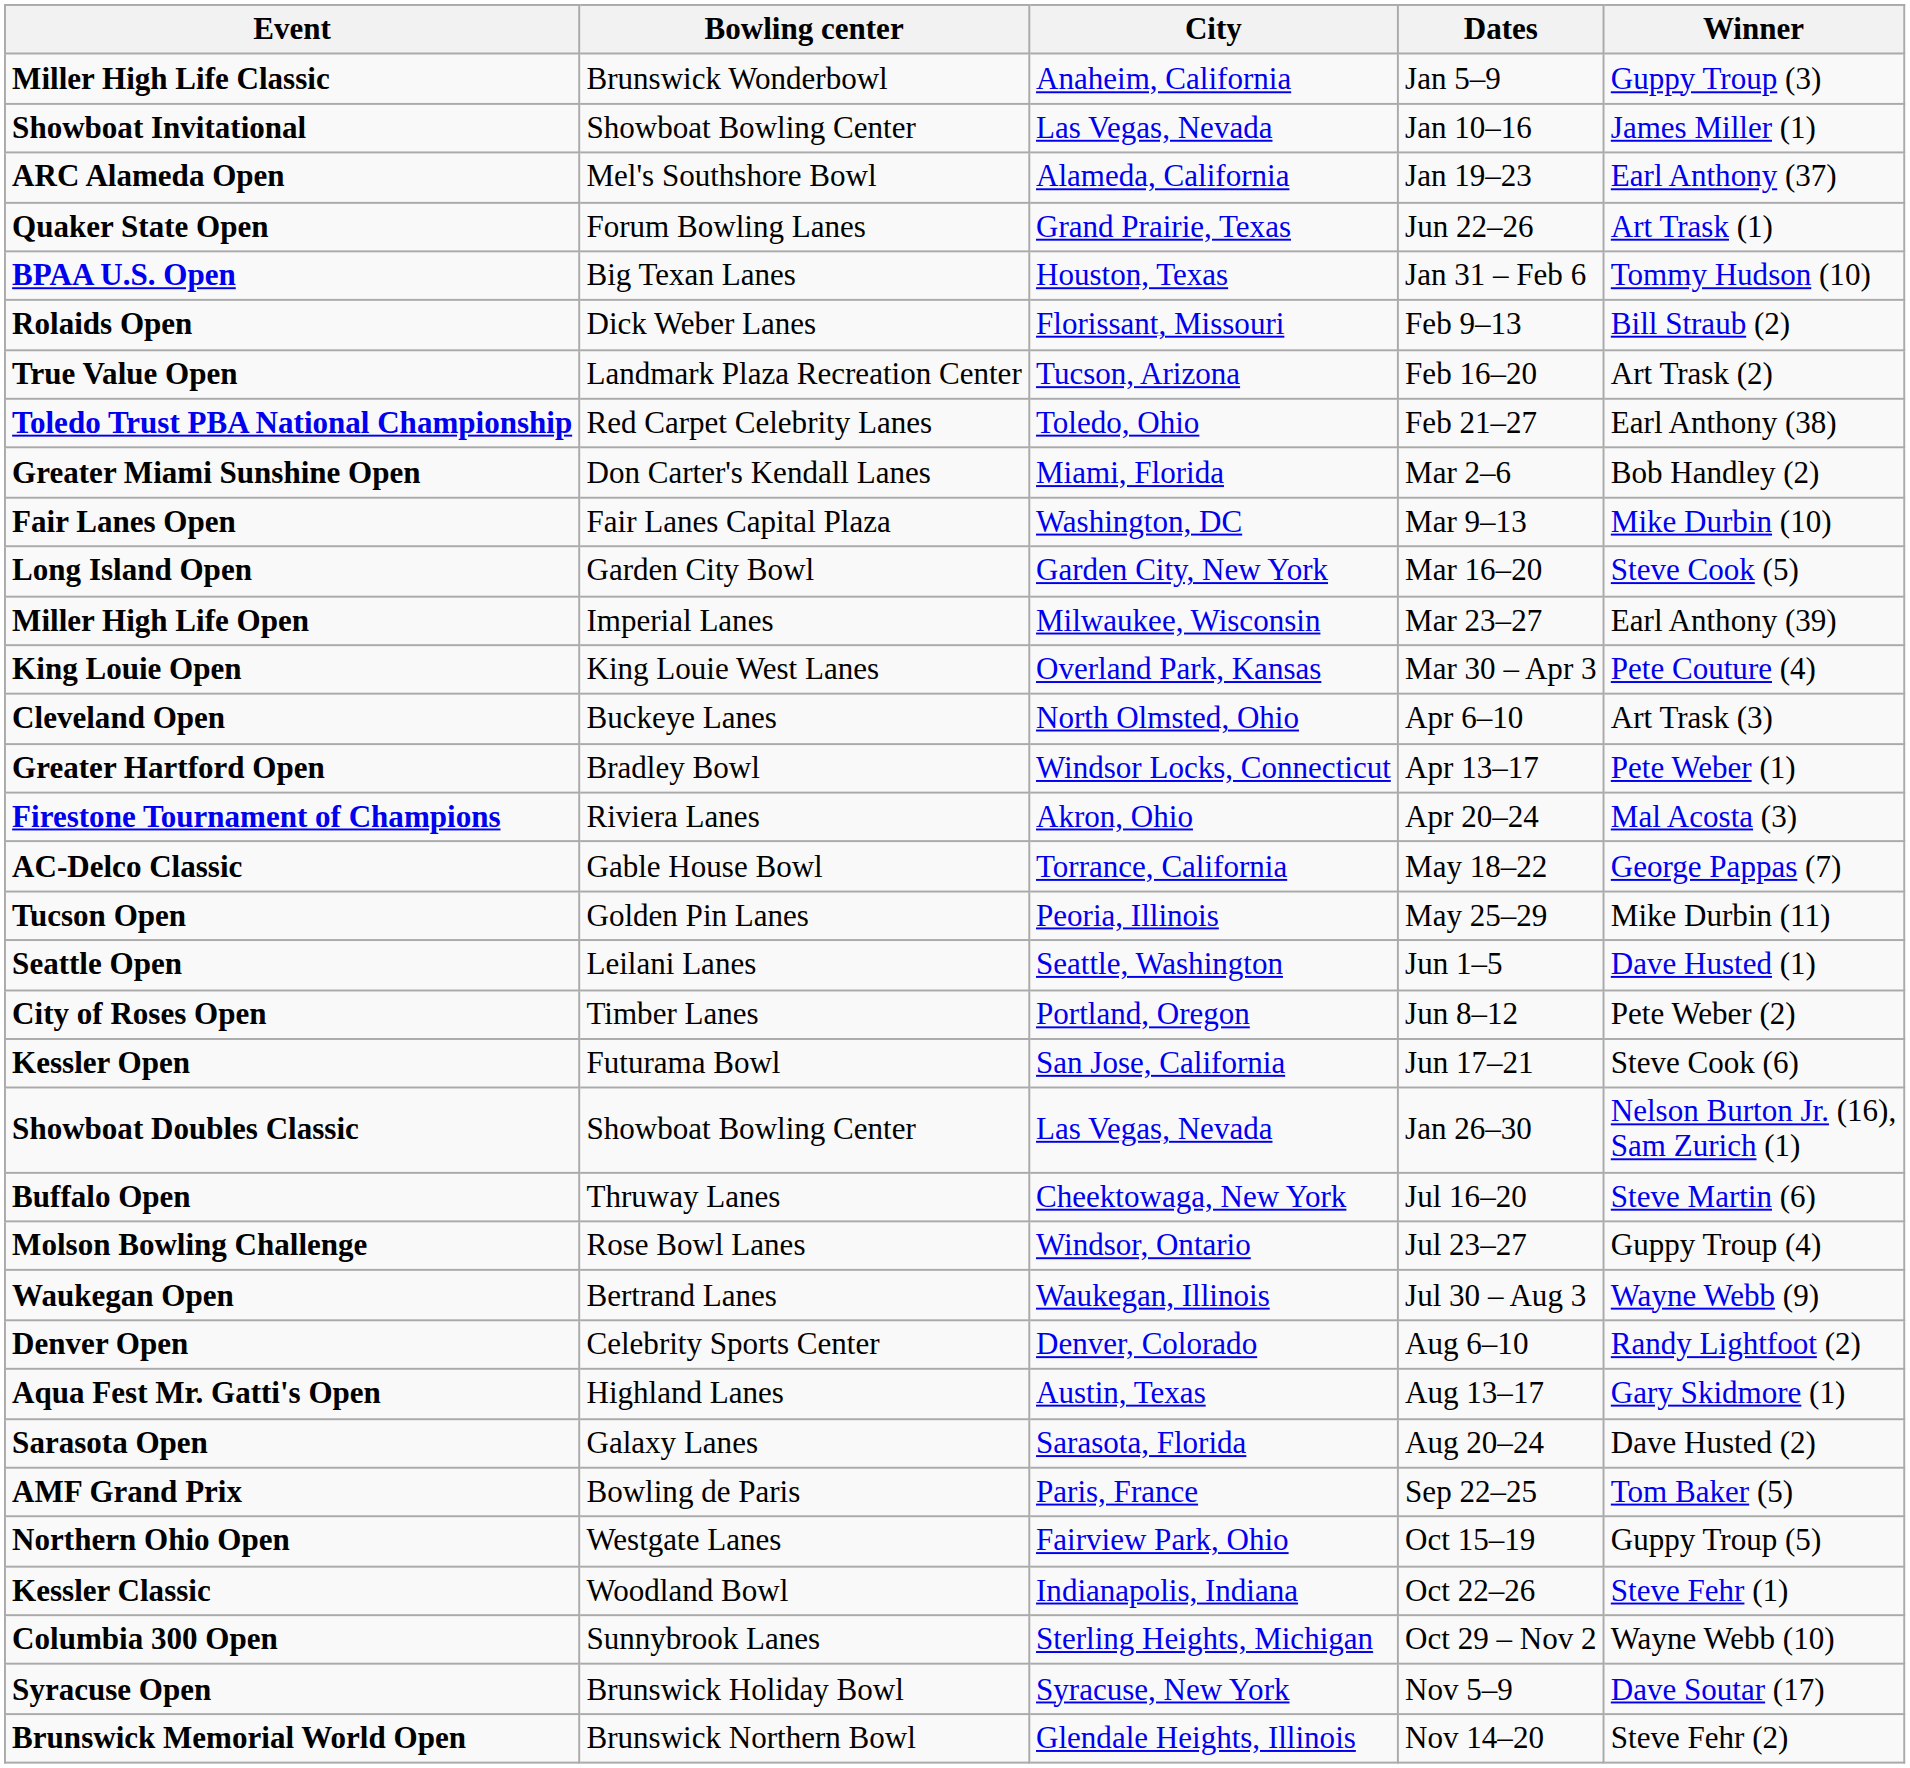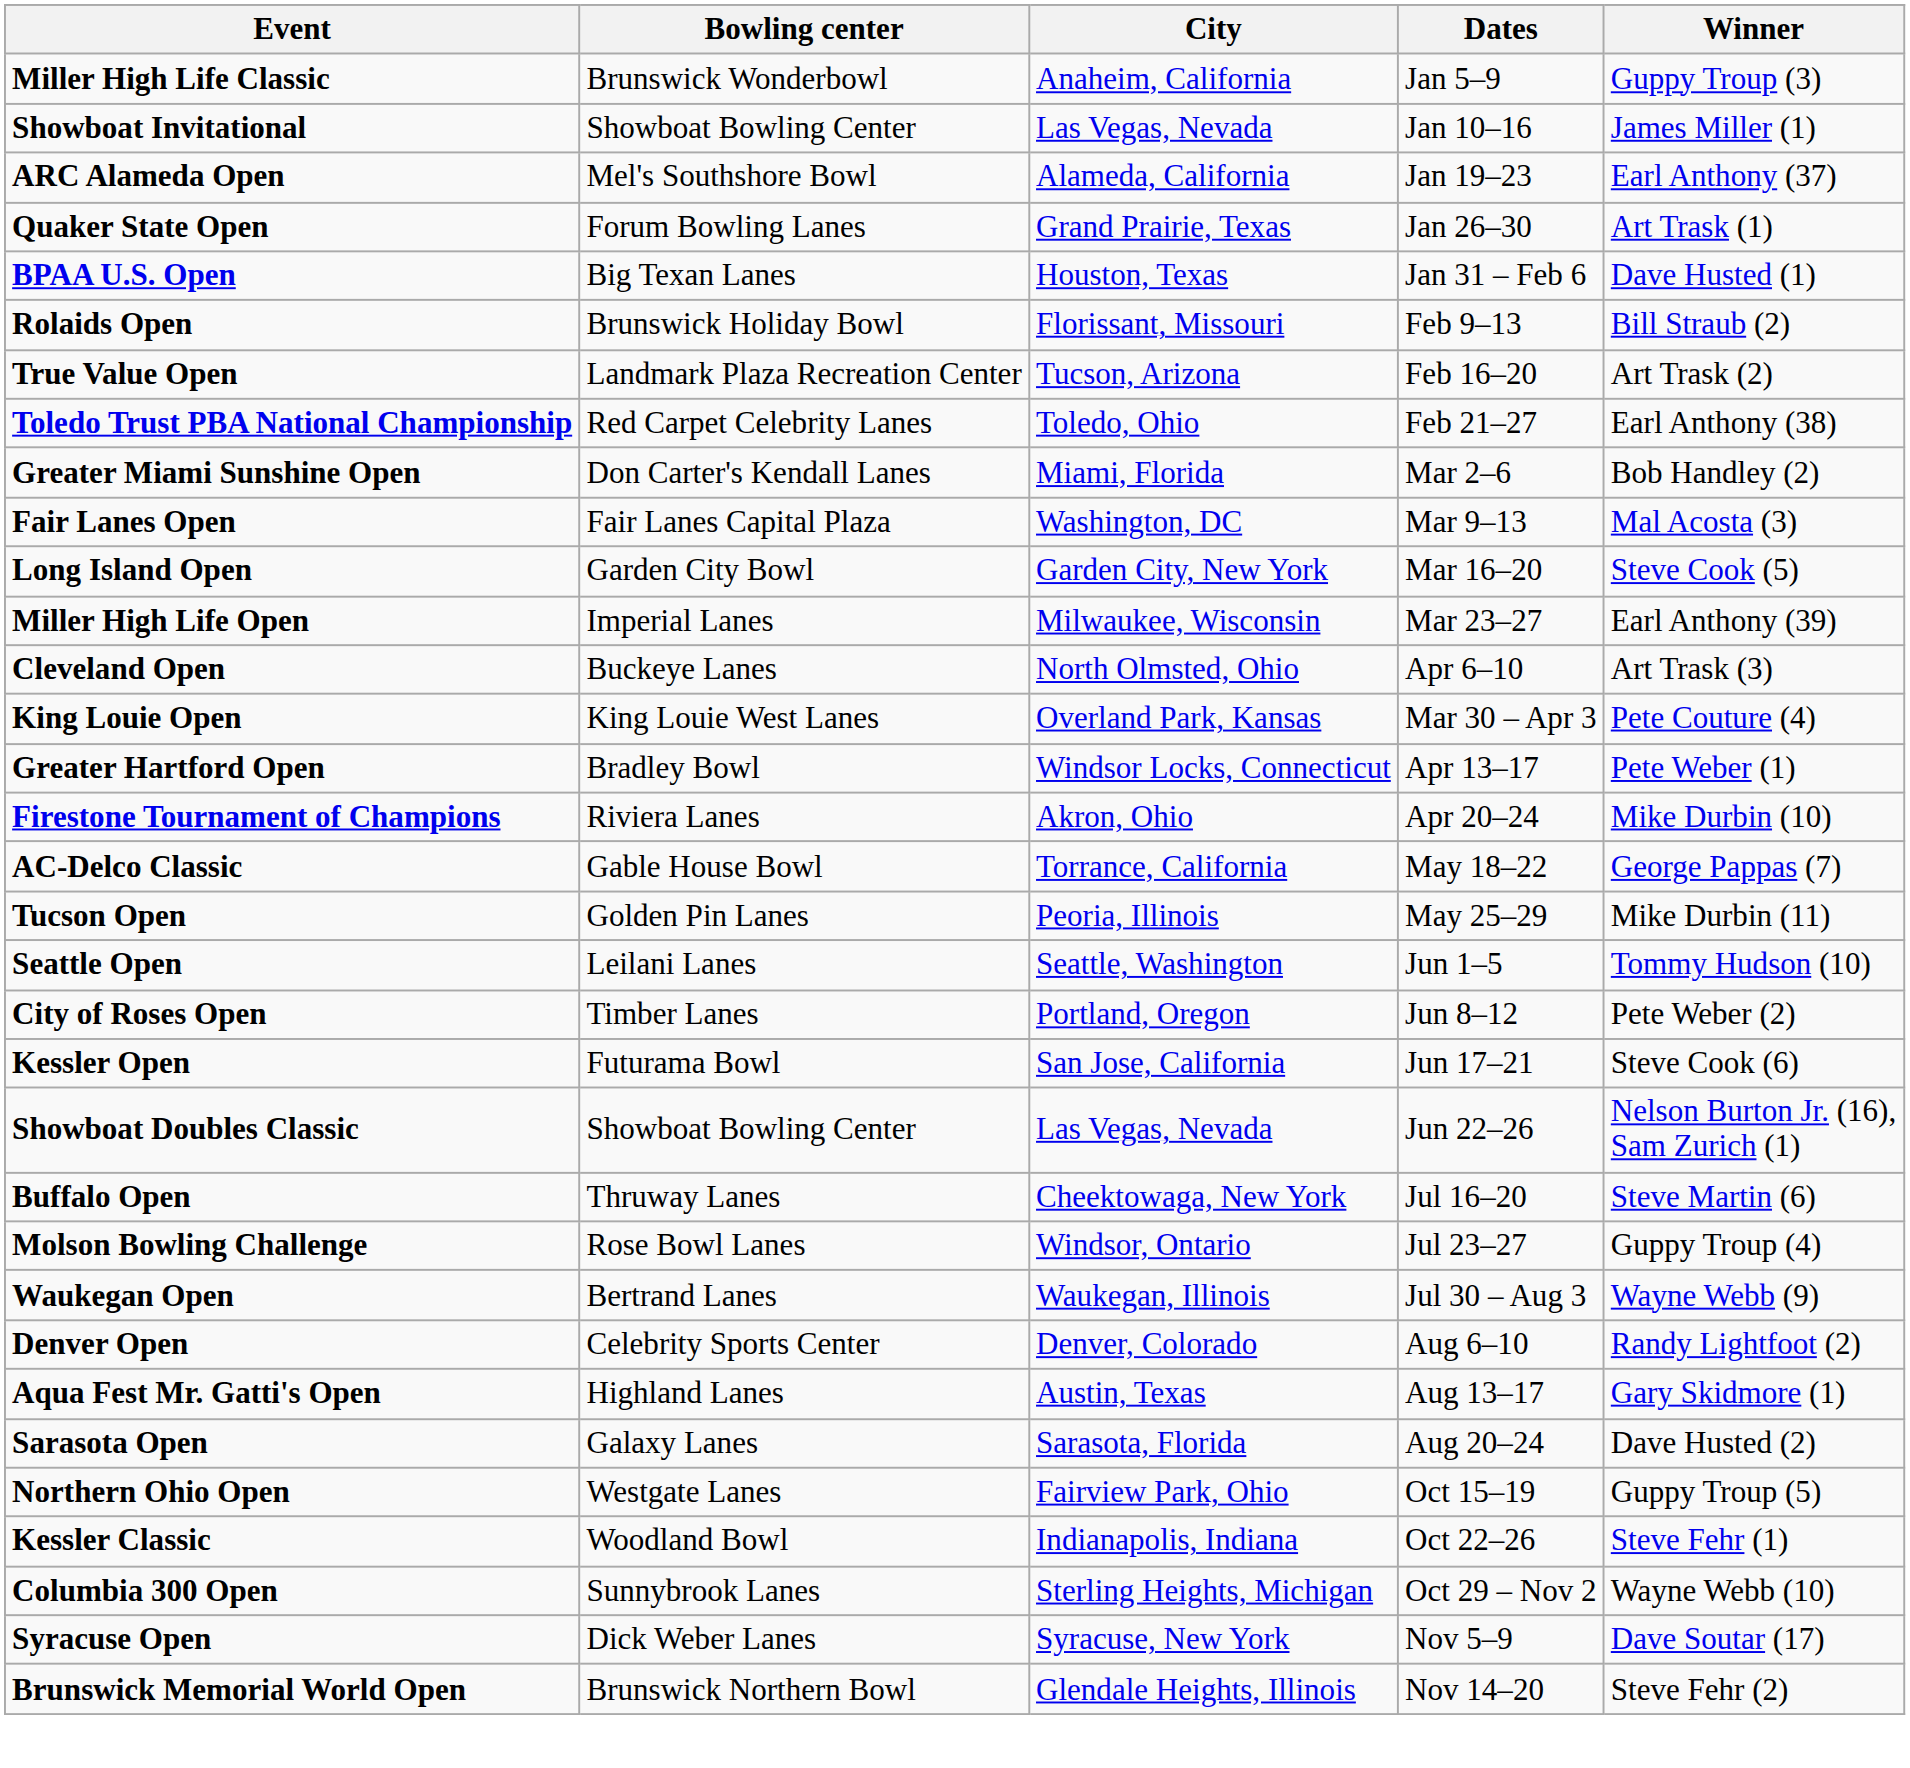(1469, 226) Jun 22–26 -> (1468, 226) Jan 26–30
(1741, 275) Tommy Hudson (10) -> (1713, 275) Dave Husted (1)
(701, 324) Dick Weber Lanes -> (745, 324) Brunswick Holiday Bowl
(1721, 521) Mike Durbin (10) -> (1704, 521) Mal Acosta (3)
rows swapped: (127, 669) <-> (119, 718)
(1704, 816) Mal Acosta (3) -> (1721, 816) Mike Durbin (10)
(1713, 964) Dave Husted (1) -> (1741, 964) Tommy Hudson (10)
(1468, 1129) Jan 26–30 -> (1469, 1129) Jun 22–26
- row: (127, 1491)
(745, 1688) Brunswick Holiday Bowl -> (701, 1639) Dick Weber Lanes
